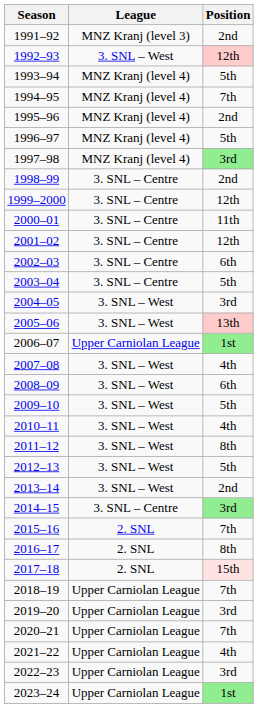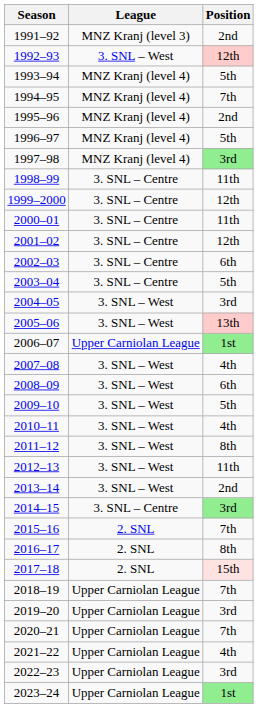(228, 179) 2nd -> (228, 179) 11th
(228, 466) 5th -> (228, 466) 11th
